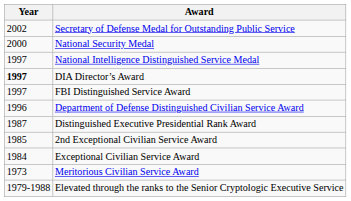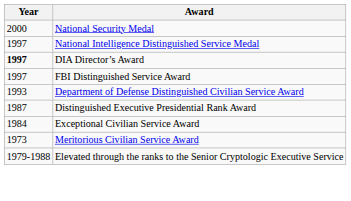- row: (175, 28)
(17, 108) 1996 -> (17, 92) 1993
- row: (136, 140)
